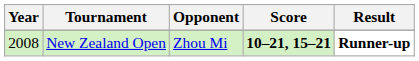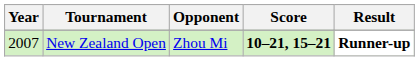(24, 43) 2008 -> (24, 43) 2007
